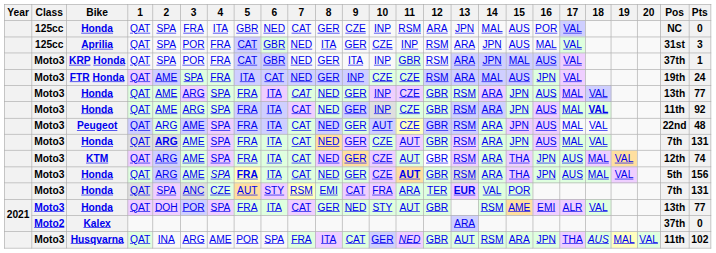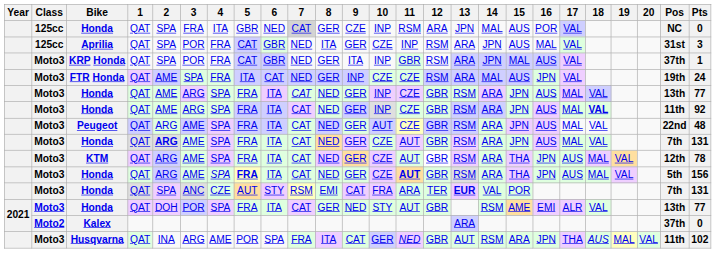(301, 28) no background -> (301, 28) lightgrey background
(700, 158) 74 -> (700, 158) 78
